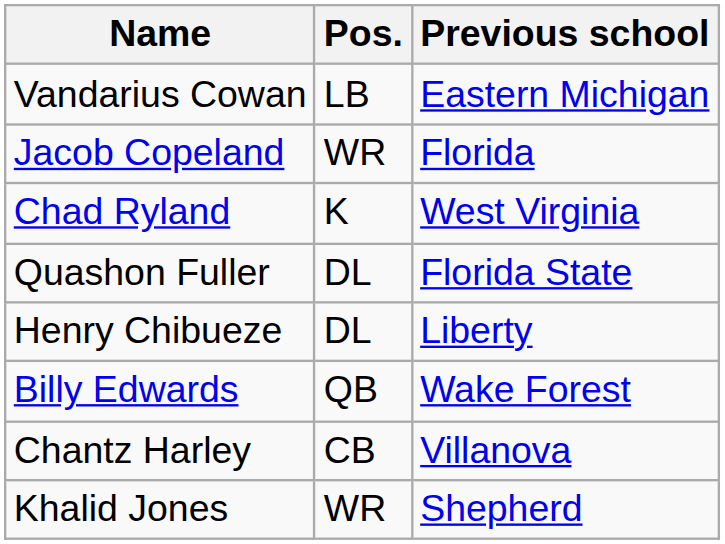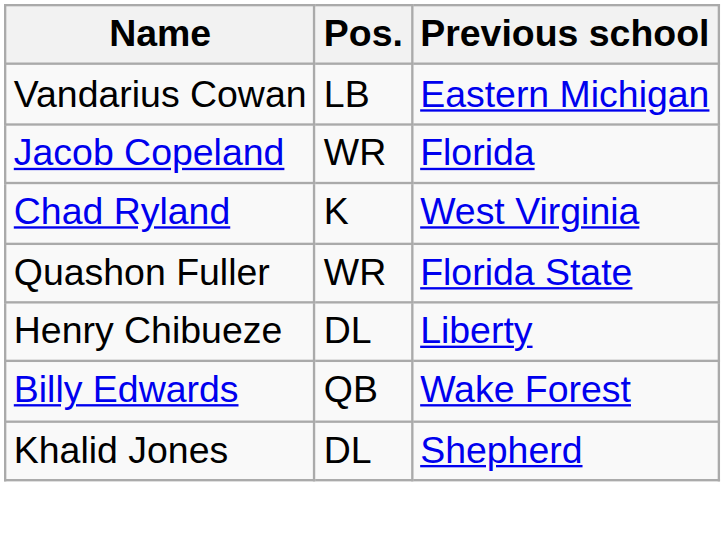(348, 271) DL -> (355, 271) WR
- row: (132, 449)
(355, 509) WR -> (348, 449) DL
